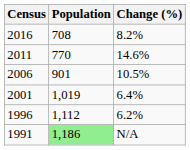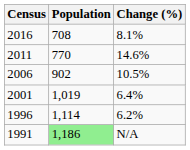(130, 34) 8.2% -> (130, 34) 8.1%
(61, 74) 901 -> (61, 74) 902
(66, 114) 1,112 -> (66, 114) 1,114
